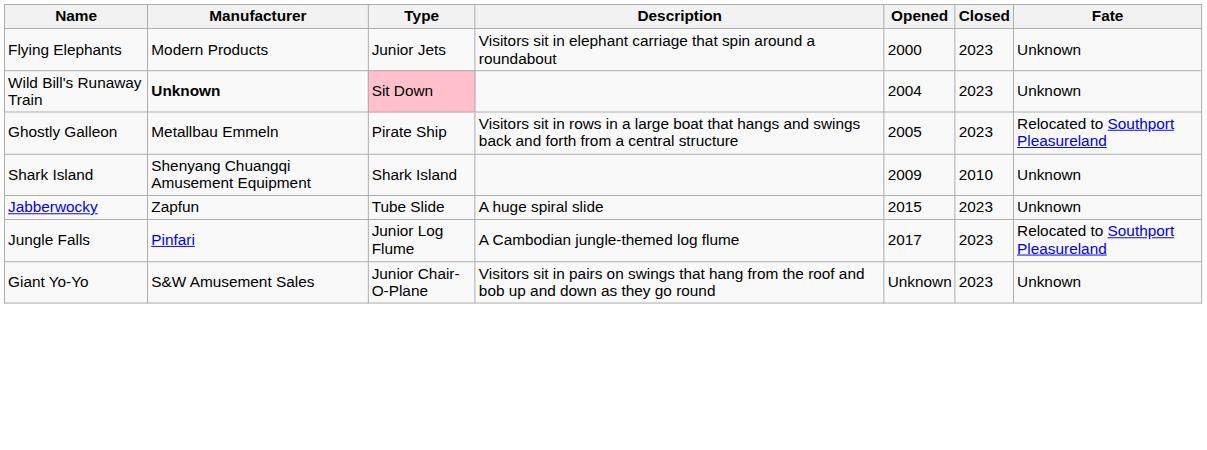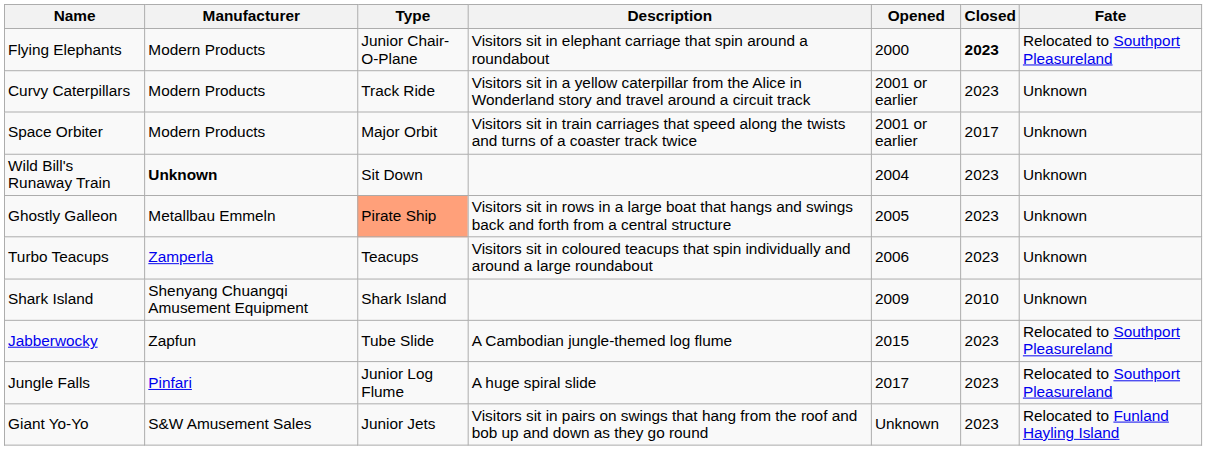(409, 49) Junior Jets -> (405, 49) Junior Chair-O-Plane
(976, 49) normal -> (982, 49) bold
(1049, 49) Unknown -> (1101, 49) Relocated to Southport Pleasureland
+ row: (69, 91)
+ row: (55, 132)
(402, 91) pink background -> (392, 174) no background
(409, 132) no background -> (399, 216) lightsalmon background
(1096, 132) Relocated to Southport Pleasureland -> (1055, 216) Unknown
+ row: (58, 257)
(541, 207) A huge spiral slide -> (602, 341) A Cambodian jungle-themed log flume
(1049, 207) Unknown -> (1101, 341) Relocated to Southport Pleasureland
(609, 240) A Cambodian jungle-themed log flume -> (534, 382) A huge spiral slide
(416, 282) Junior Chair-O-Plane -> (398, 424) Junior Jets
(1049, 282) Unknown -> (1096, 424) Relocated to Funland Hayling Island
